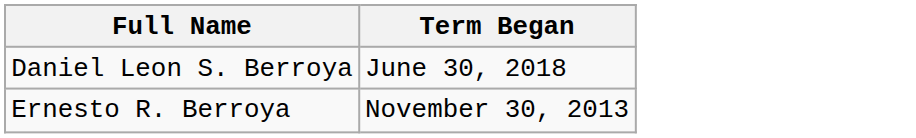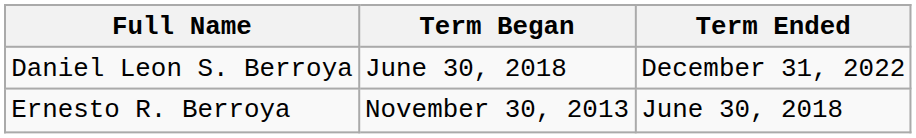+ column: (773, 26)
